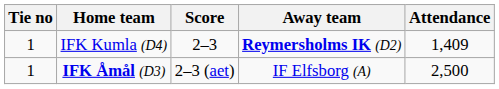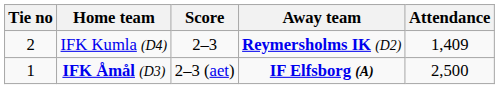(31, 44) 1 -> (31, 44) 2
(322, 70) normal -> (322, 70) bold
